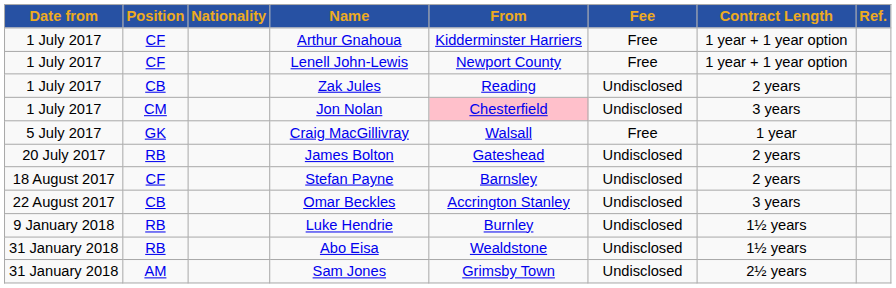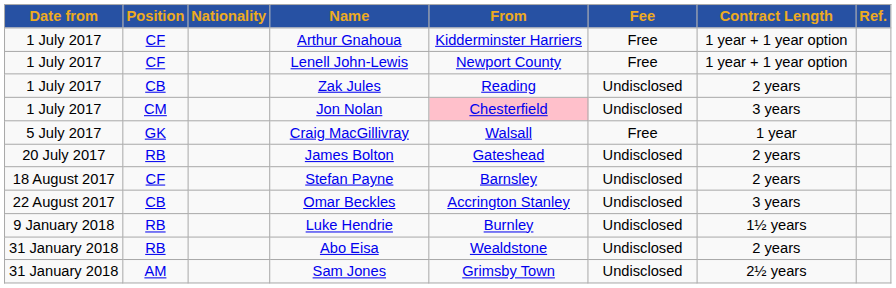(776, 249) 1½ years -> (776, 249) 2 years
